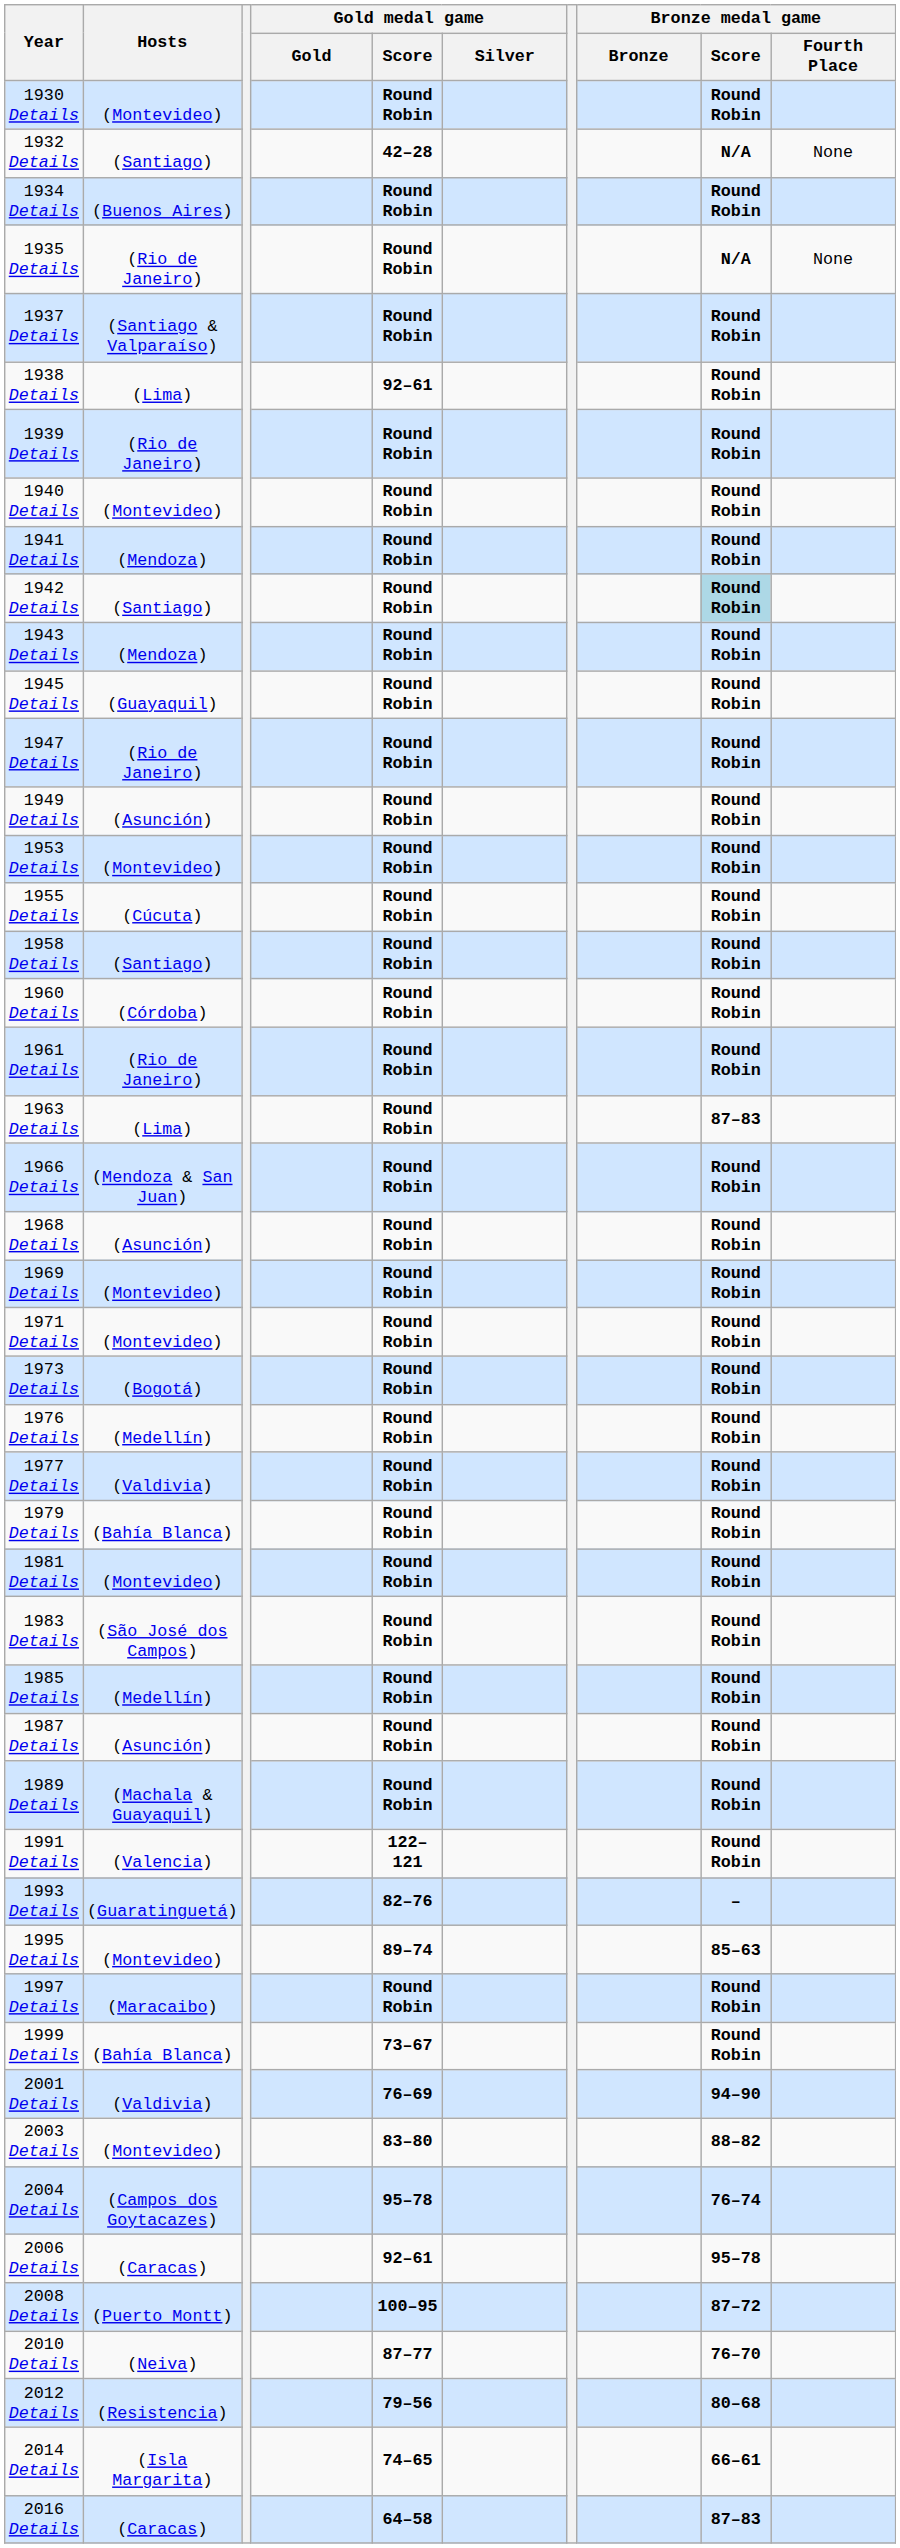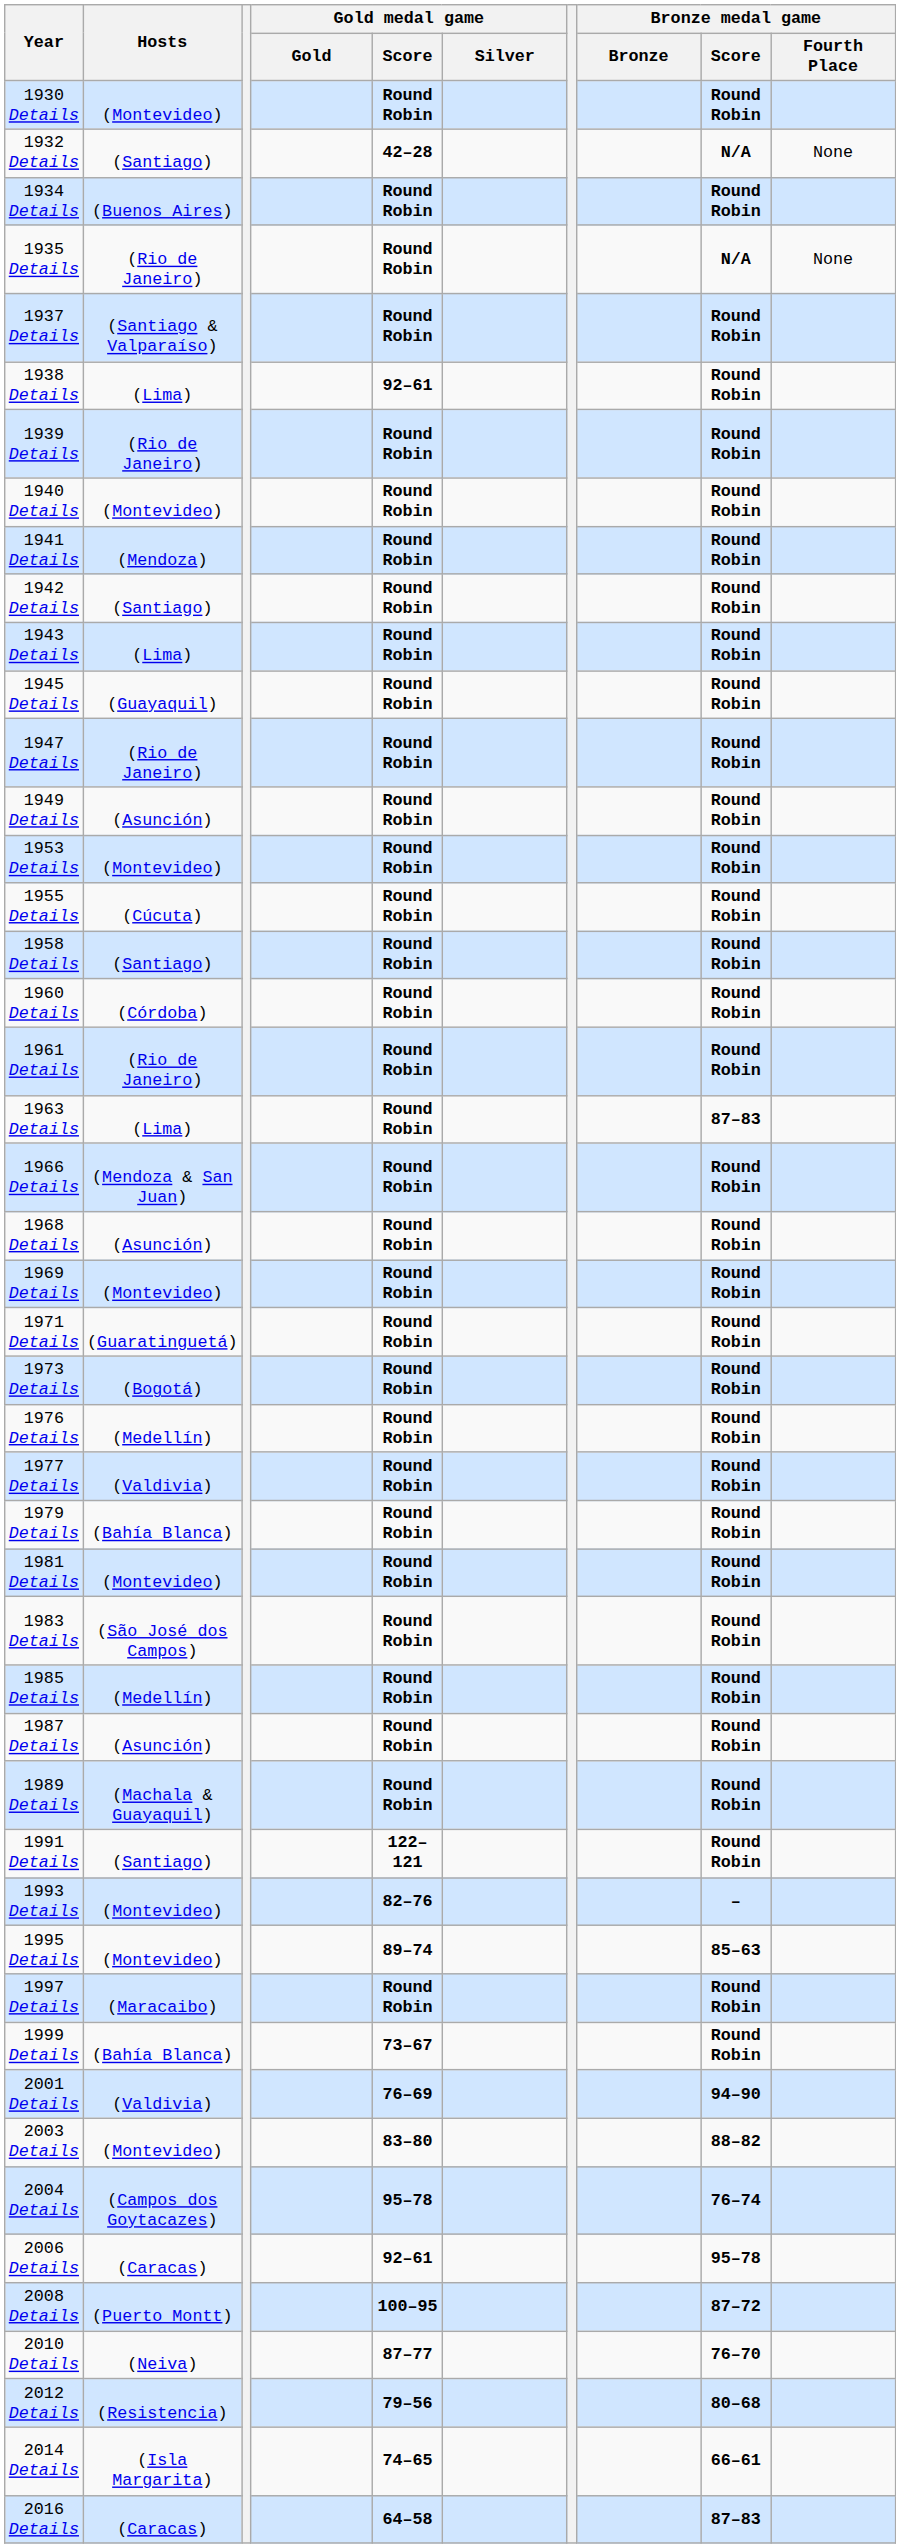(736, 598) lightblue background -> (736, 598) no background
(162, 656) (Mendoza) -> (162, 656) (Lima)
(162, 1342) (Montevideo) -> (162, 1342) (Guaratinguetá)
(162, 1863) (Valencia) -> (162, 1863) (Santiago)
(162, 1911) (Guaratinguetá) -> (162, 1911) (Montevideo)
